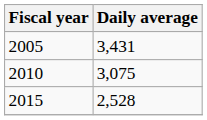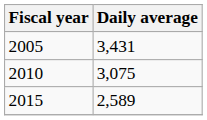(116, 100) 2,528 -> (116, 100) 2,589
